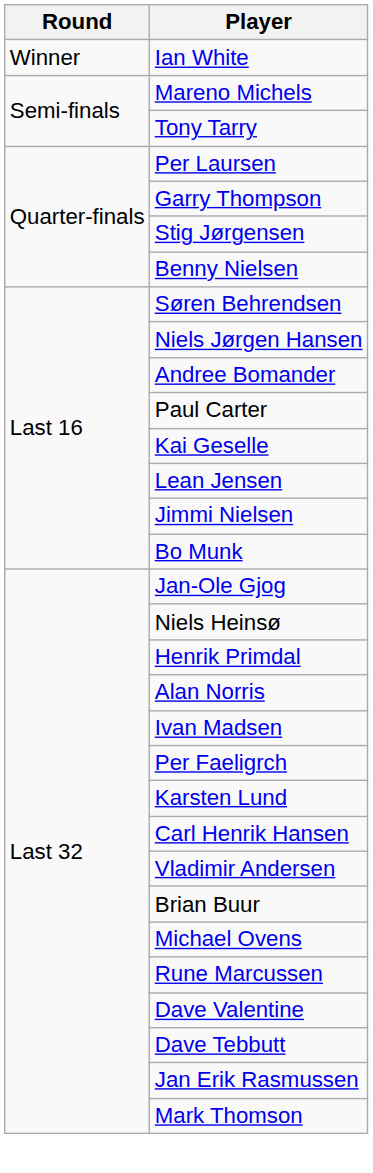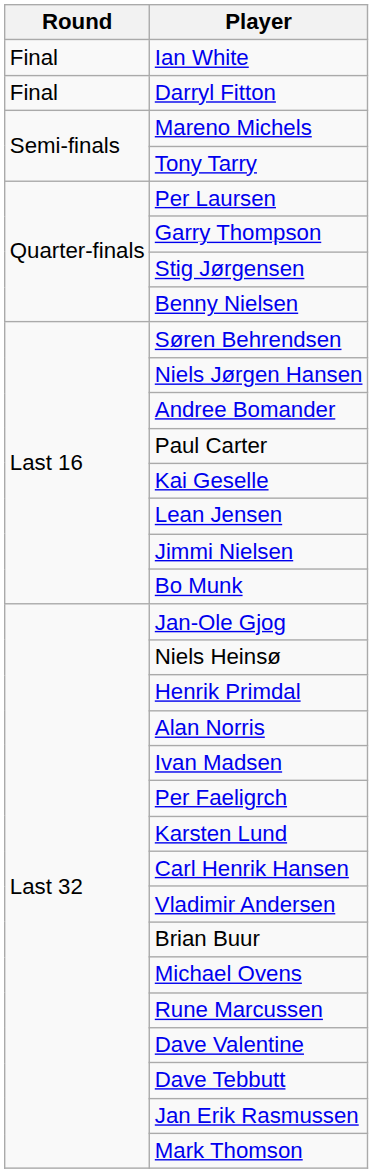(45, 57) Winner -> (34, 57) Final
+ row: (215, 92)
